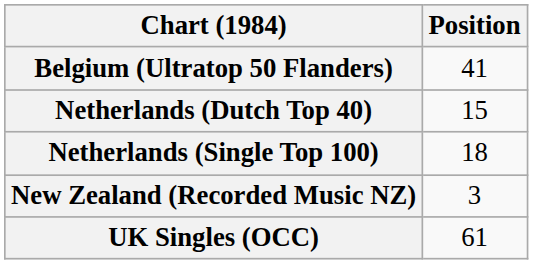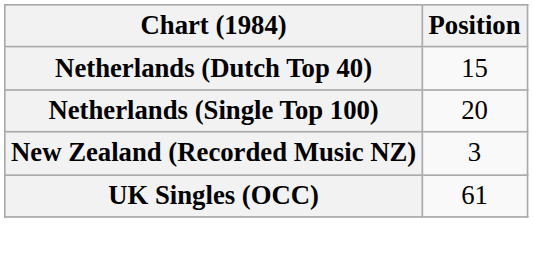- row: (214, 68)
(475, 152) 18 -> (475, 110) 20
